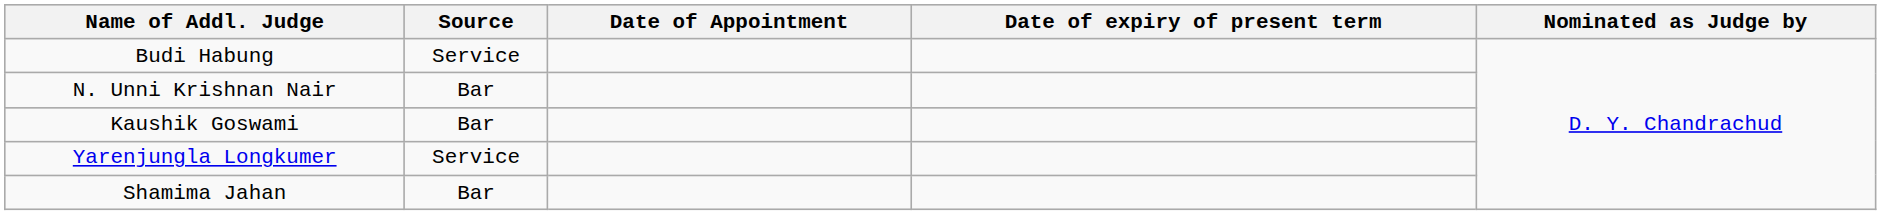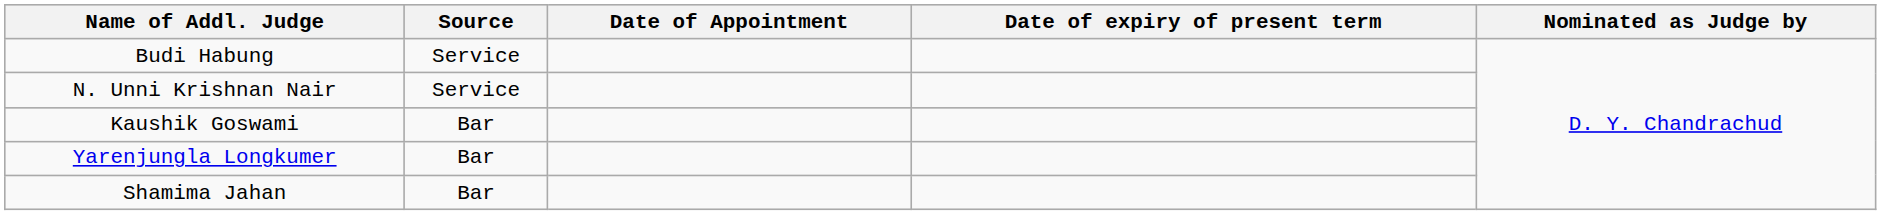(476, 90) Bar -> (476, 90) Service
(476, 158) Service -> (476, 158) Bar
